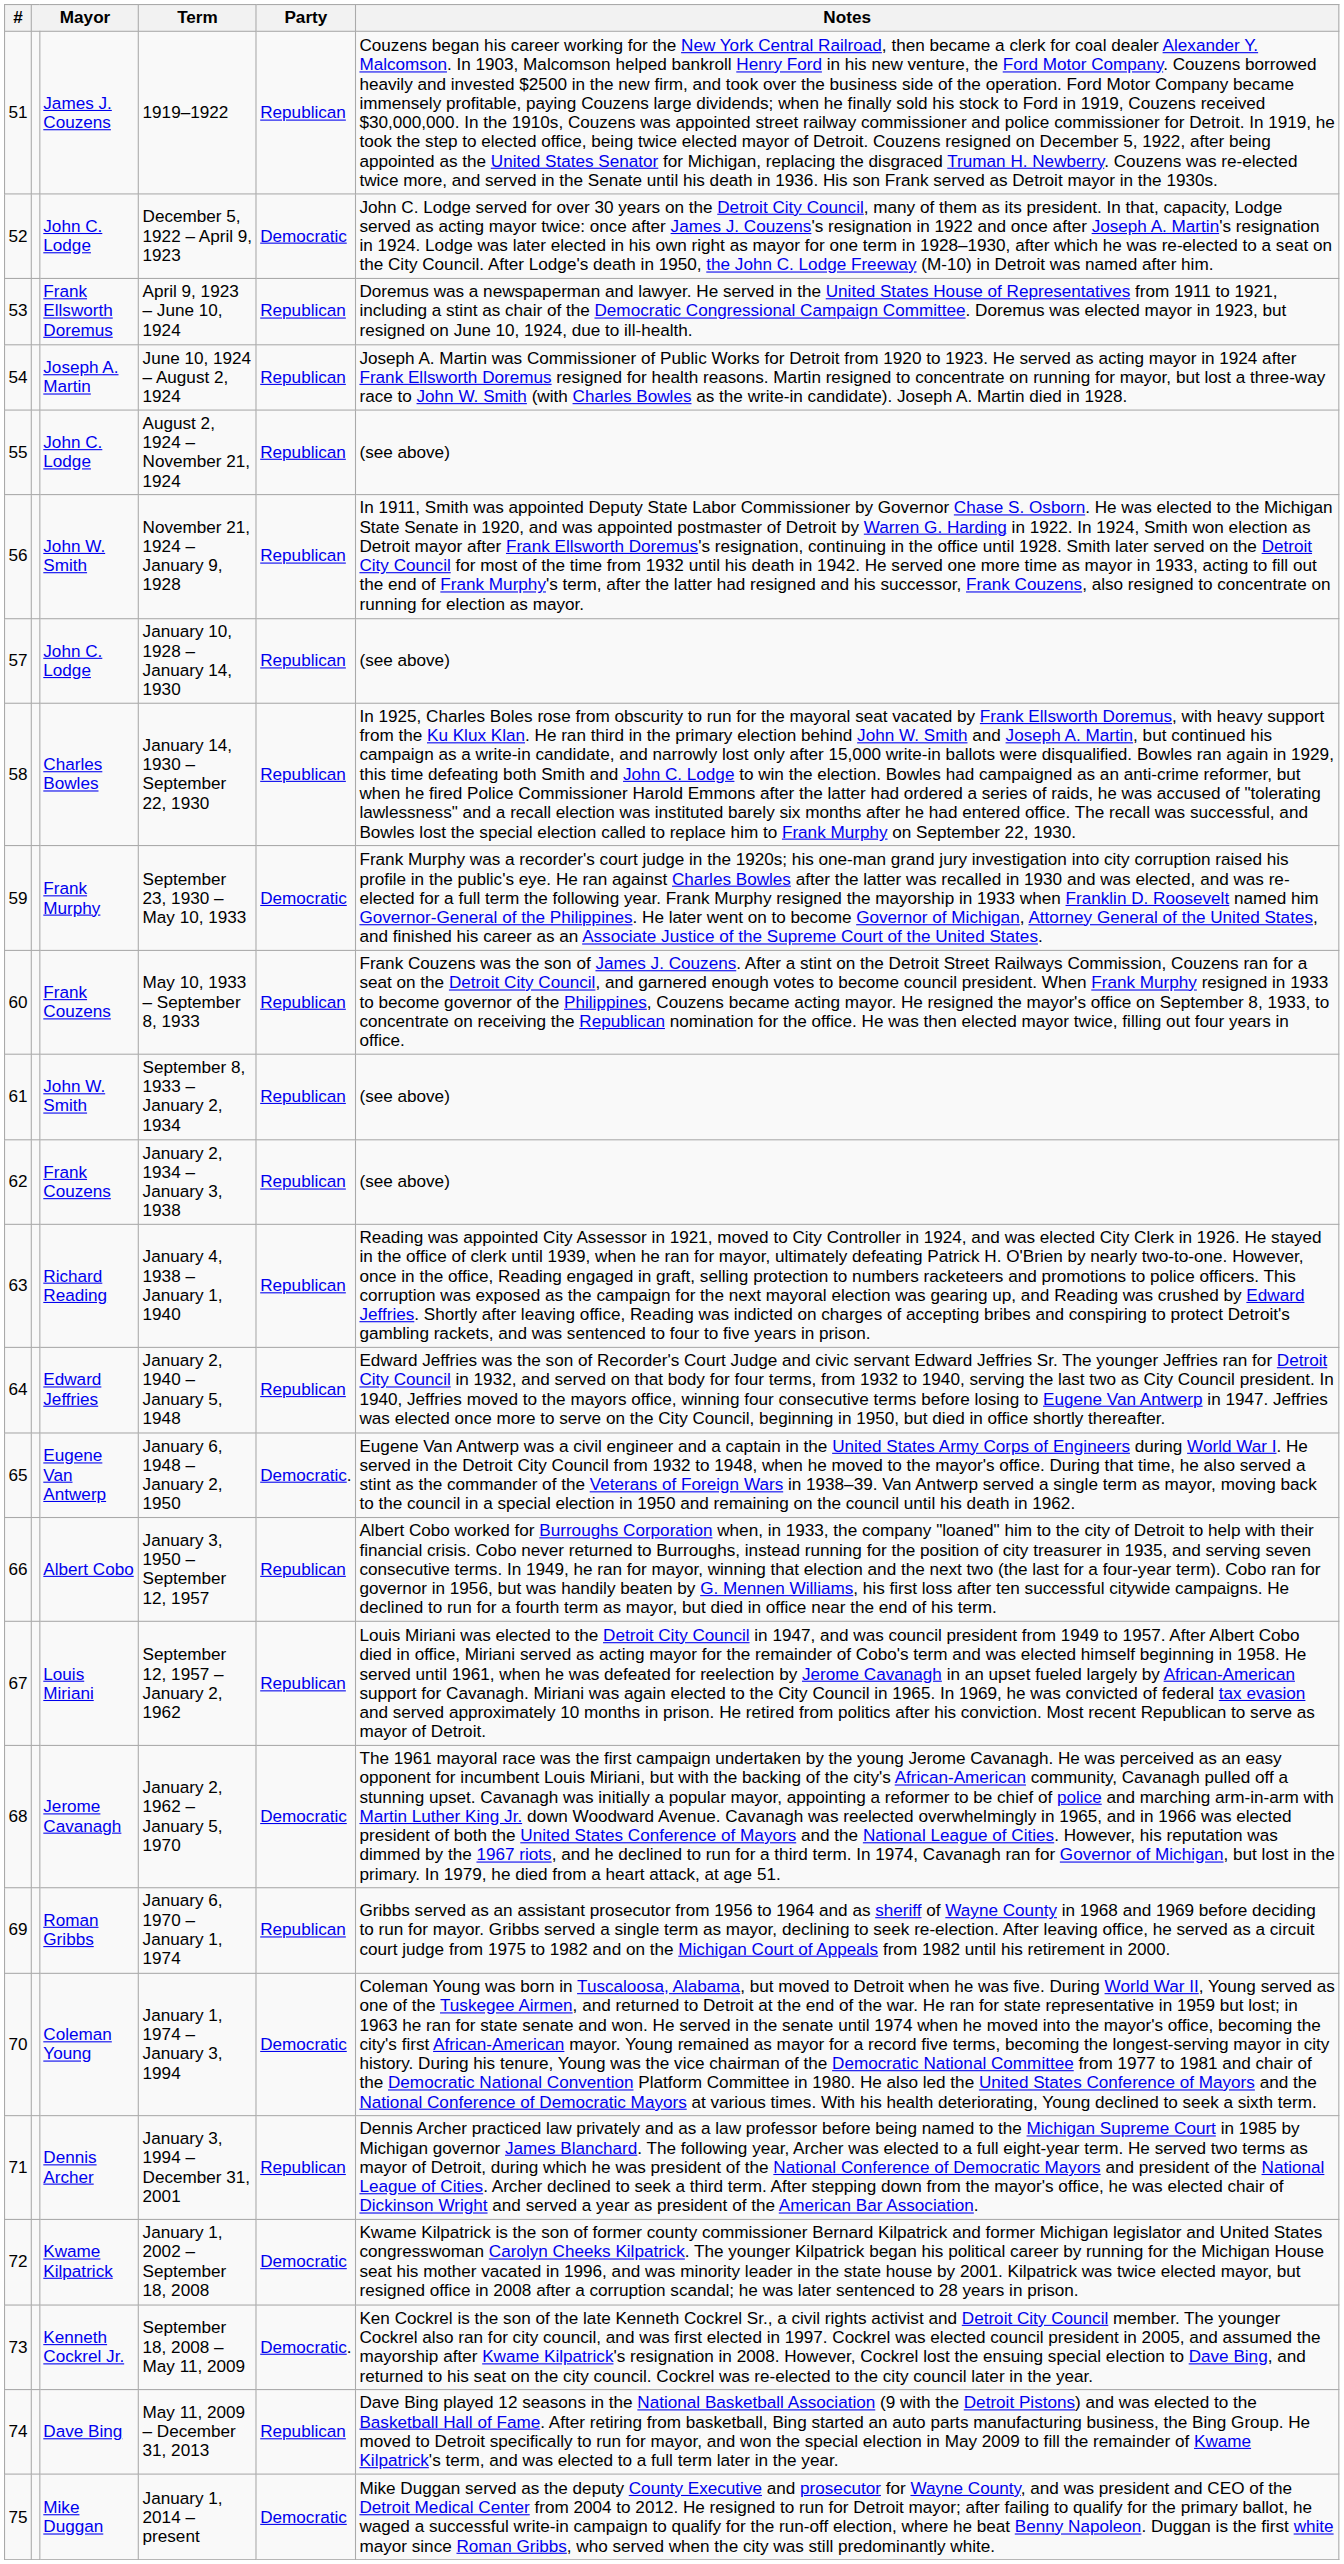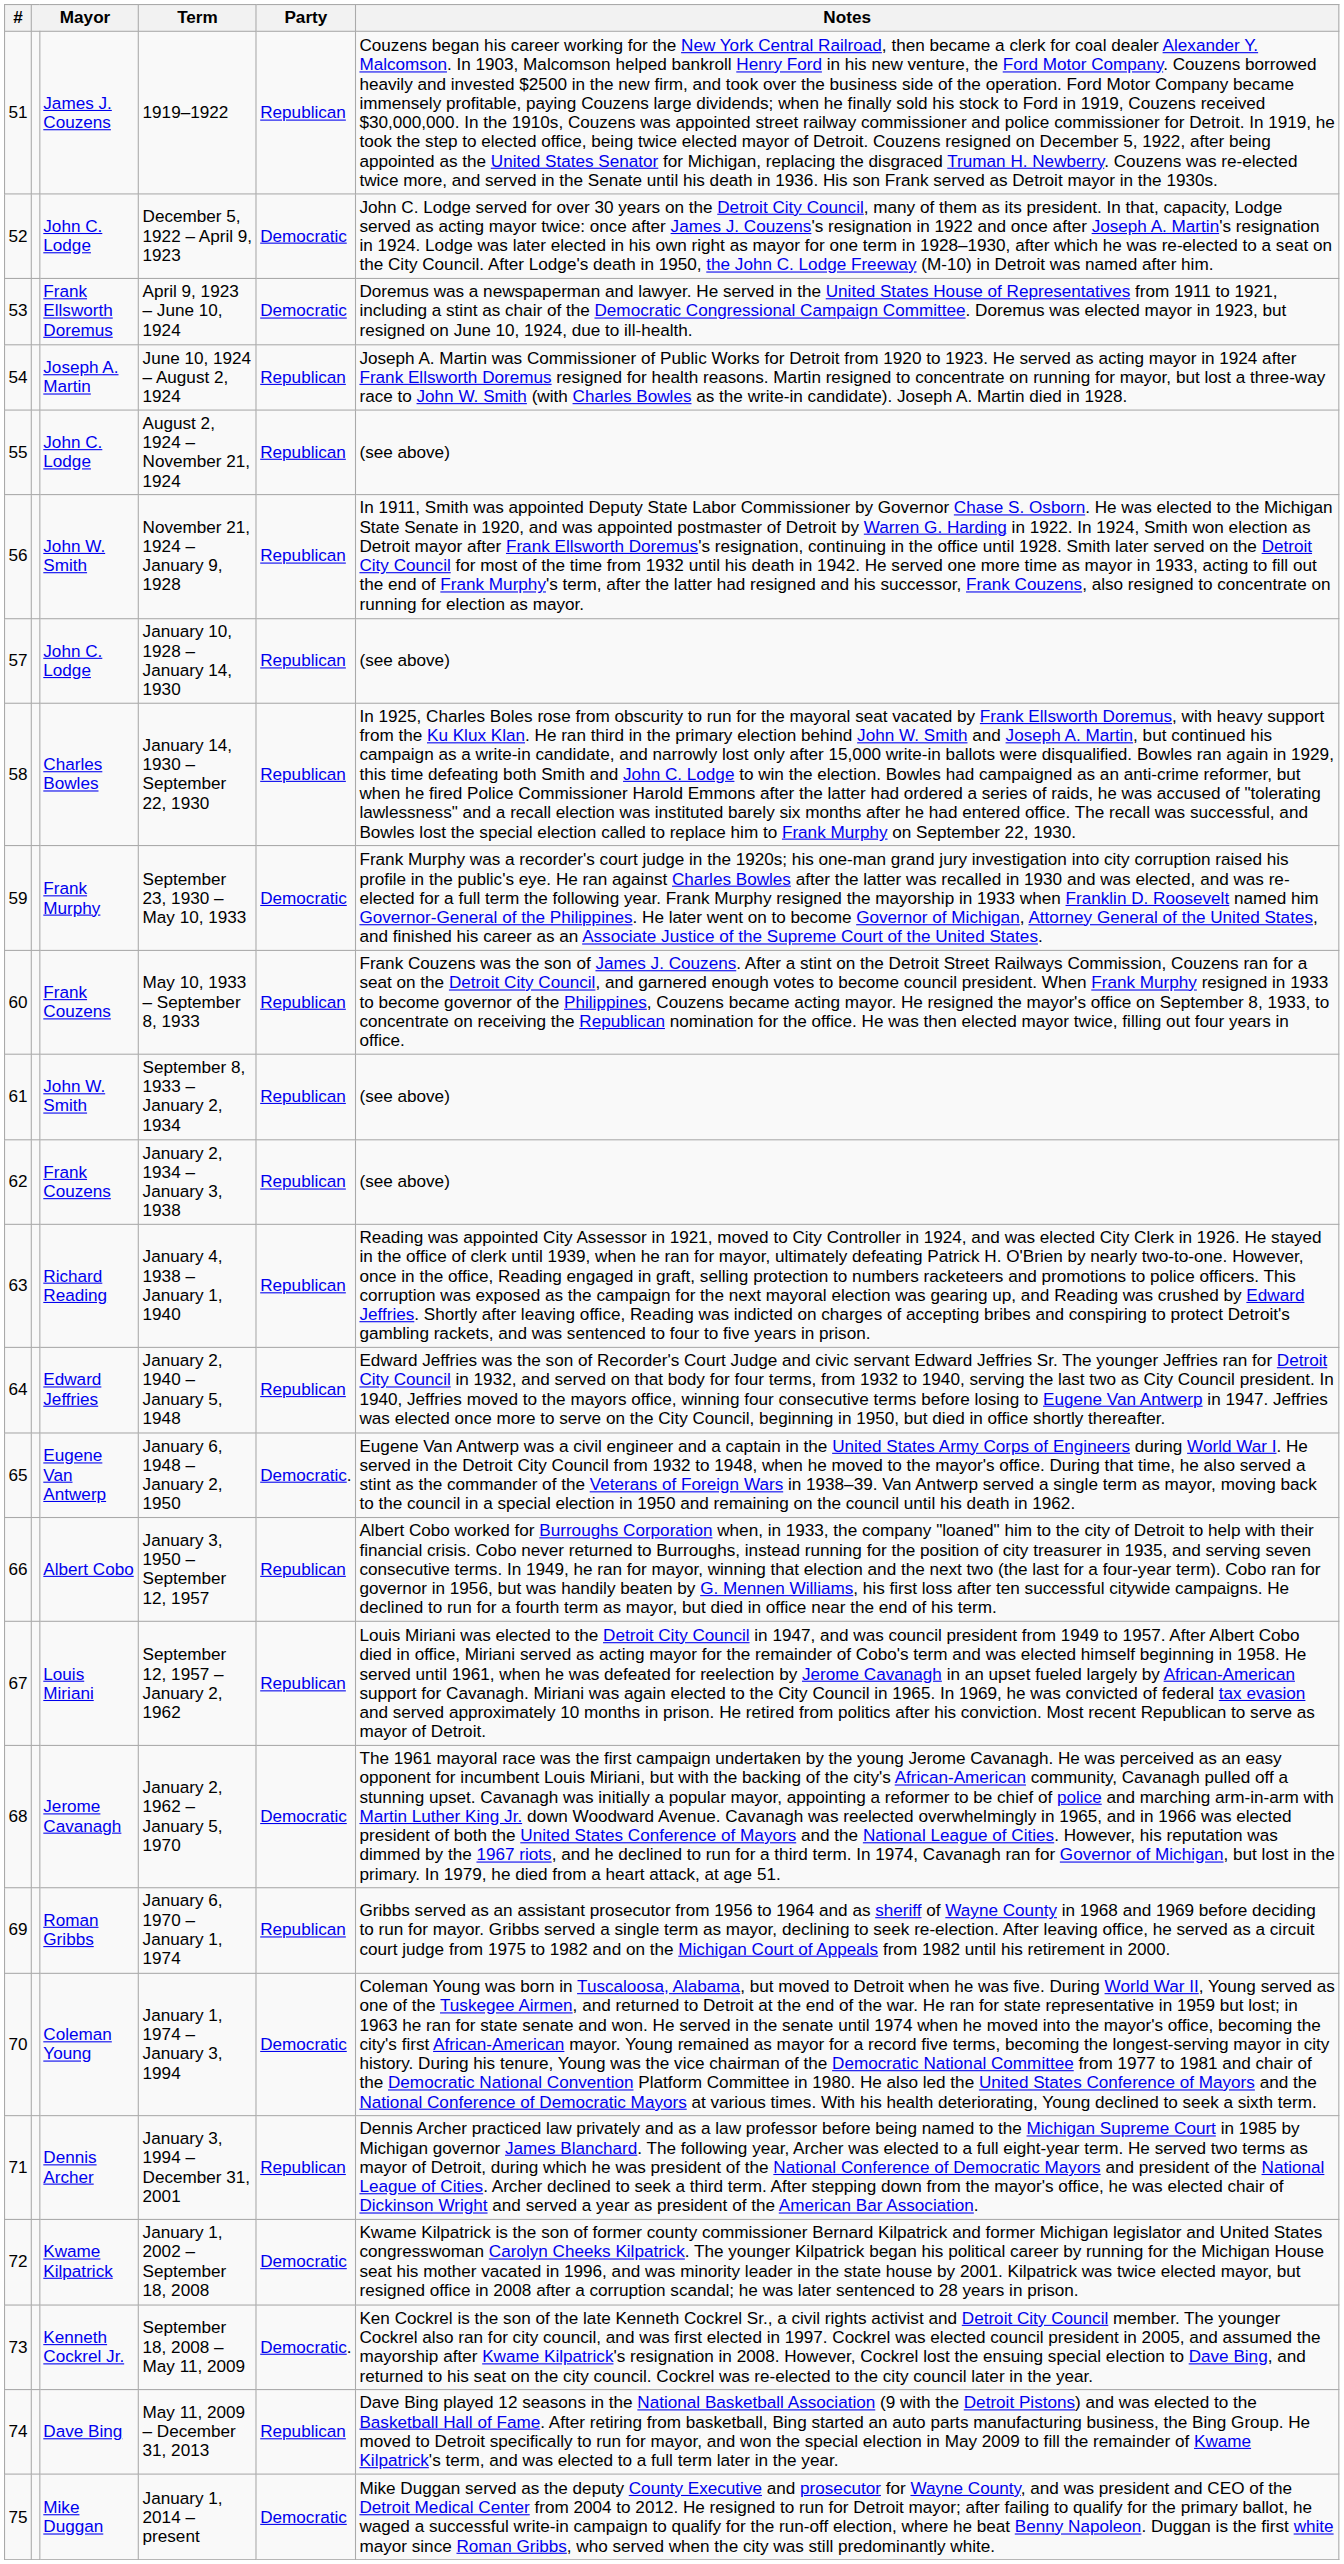(303, 311) Republican -> (303, 311) Democratic
